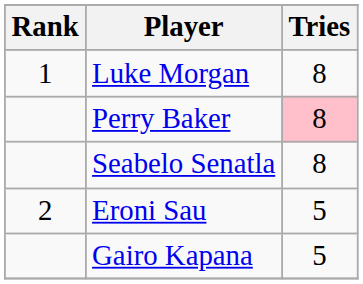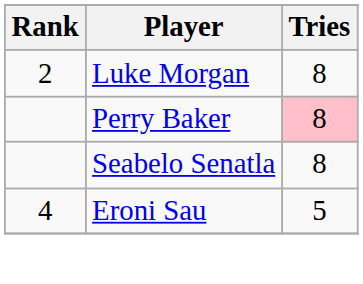(45, 73) 1 -> (45, 73) 2
(45, 210) 2 -> (45, 210) 4
- row: (172, 255)
